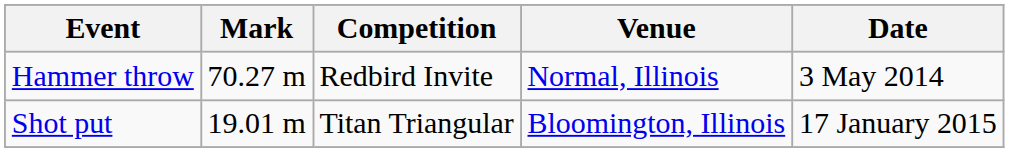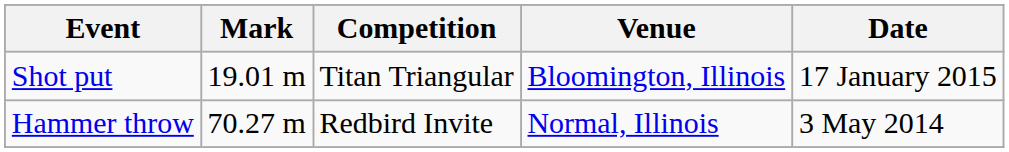rows swapped: (62, 123) <-> (103, 75)
